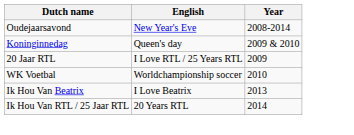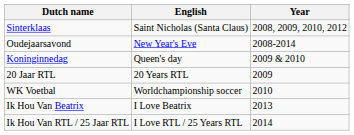+ row: (29, 28)
(188, 59) I Love RTL / 25 Years RTL -> (161, 75) 20 Years RTL
(161, 106) 20 Years RTL -> (188, 122) I Love RTL / 25 Years RTL
